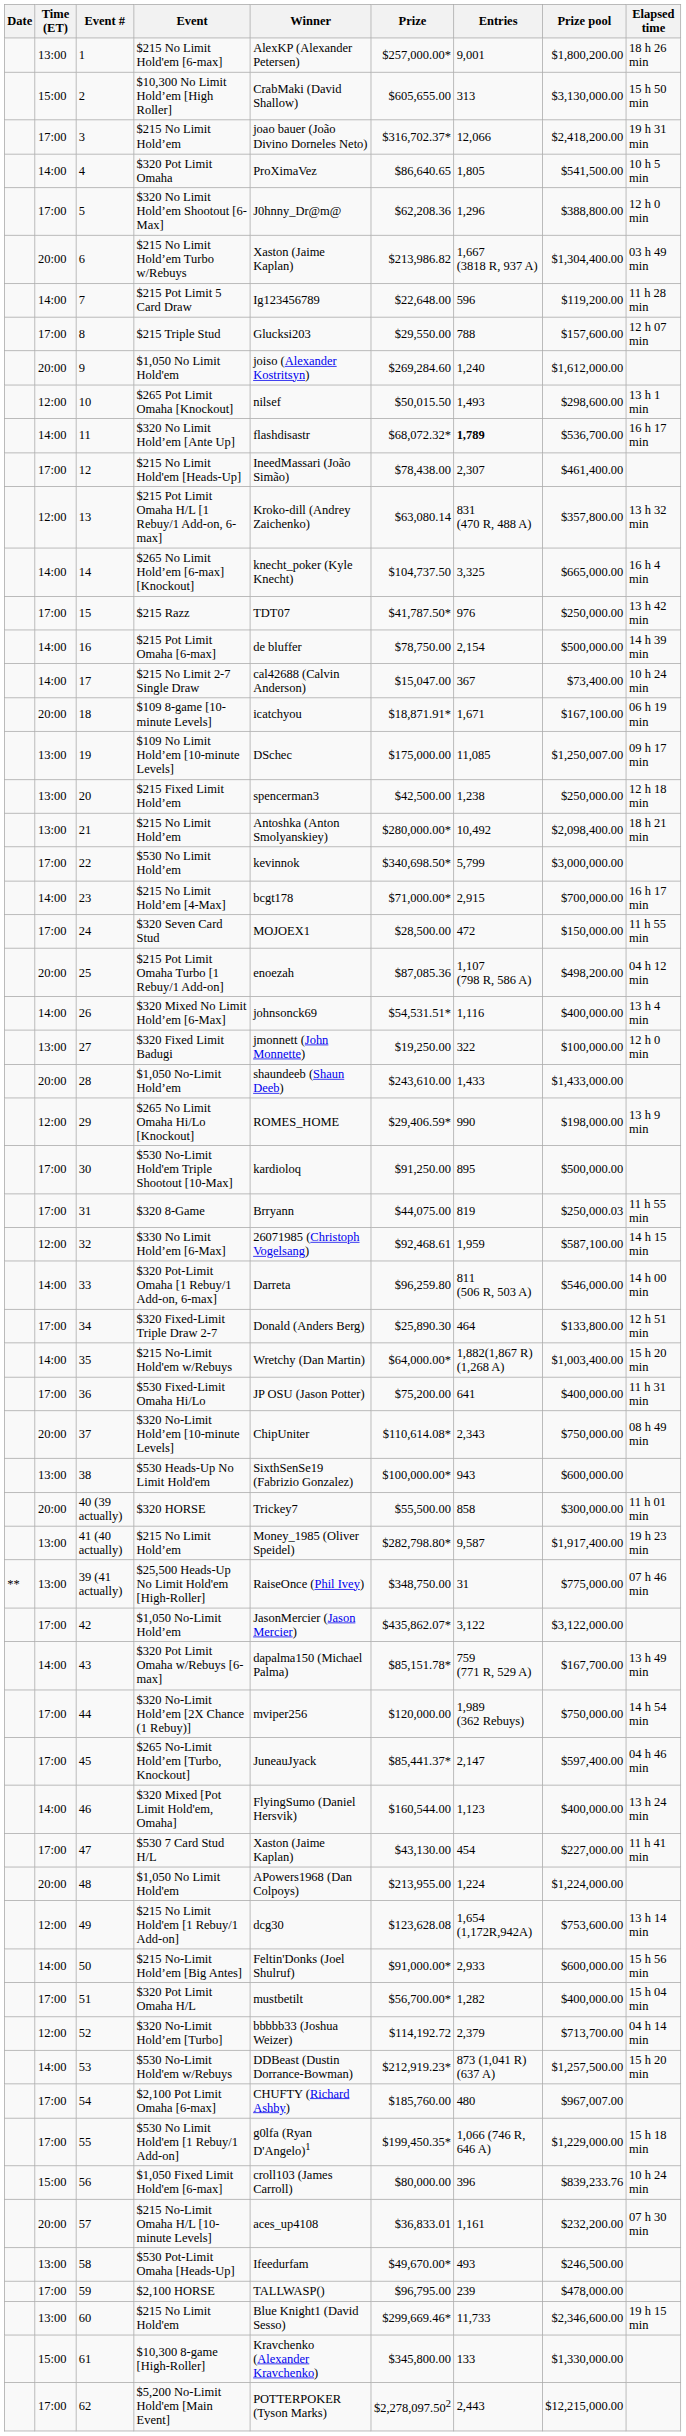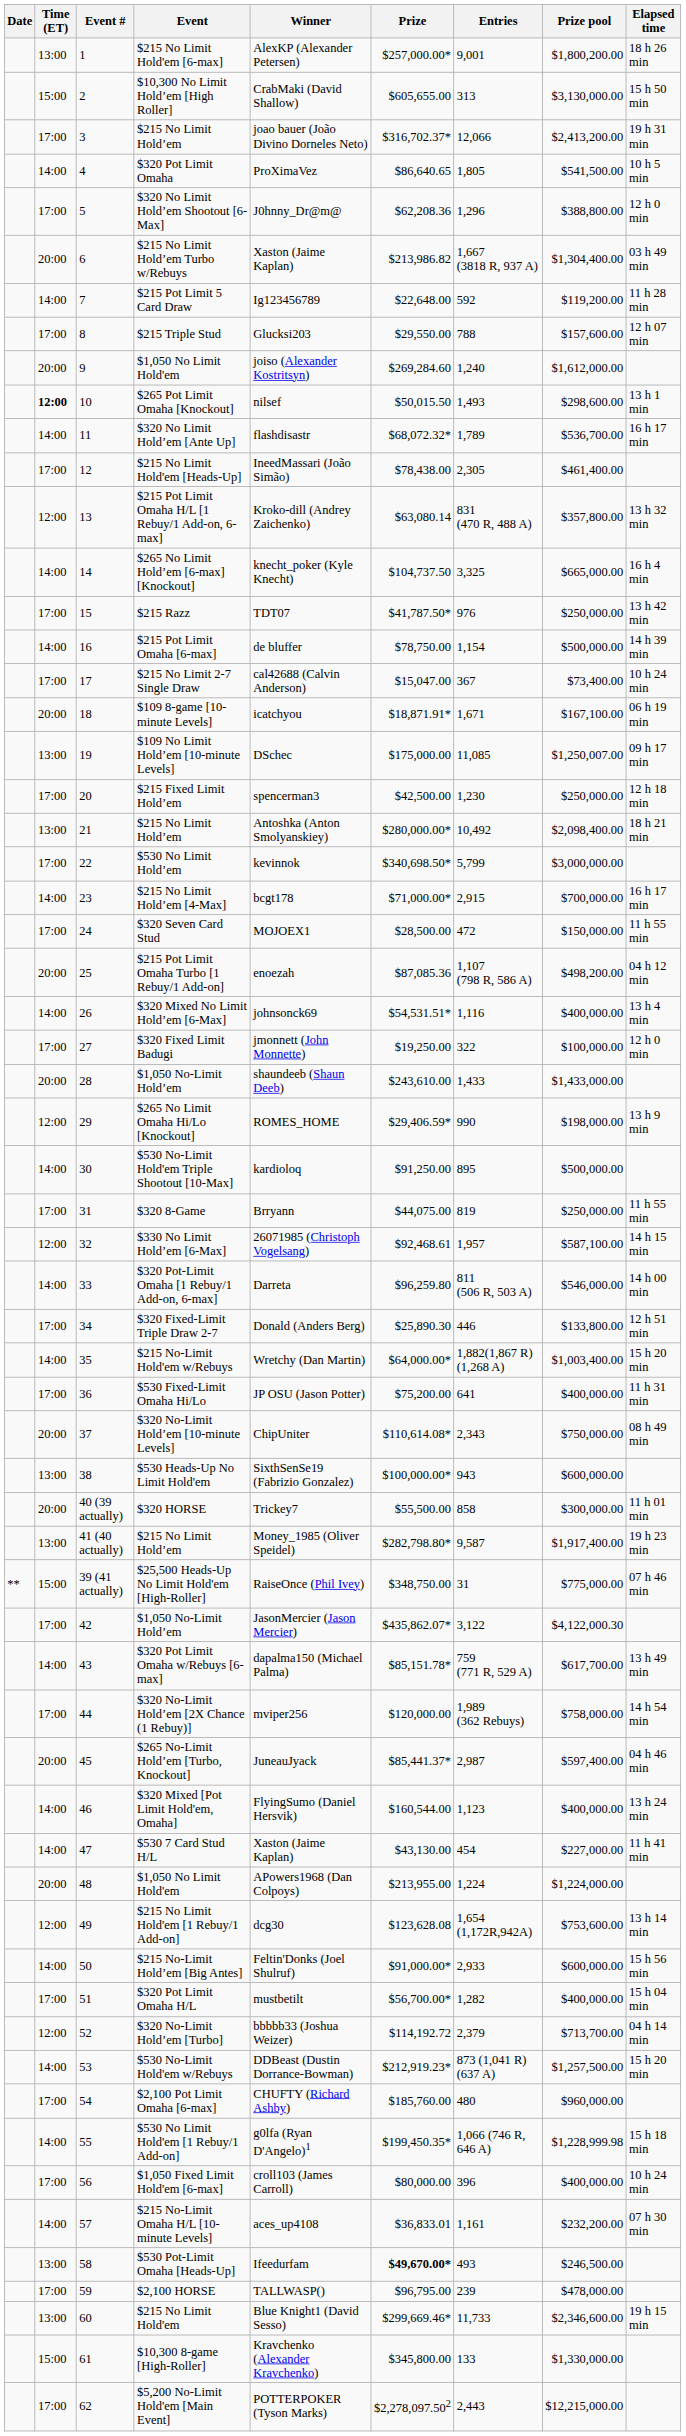(587, 136) $2,418,200.00 -> (587, 136) $2,413,200.00
(466, 300) 596 -> (466, 300) 592
(52, 401) normal -> (53, 401) bold
(471, 435) bold -> (471, 435) normal
(471, 469) 2,307 -> (471, 469) 2,305
(471, 646) 2,154 -> (471, 646) 1,154
(52, 680) 14:00 -> (52, 680) 17:00
(52, 796) 13:00 -> (52, 796) 17:00
(471, 796) 1,238 -> (471, 796) 1,230
(52, 1047) 13:00 -> (52, 1047) 17:00
(52, 1169) 17:00 -> (52, 1169) 14:00
(592, 1210) $250,000.03 -> (592, 1210) $250,000.00
(471, 1244) 1,959 -> (471, 1244) 1,957
(466, 1326) 464 -> (466, 1326) 446
(52, 1584) 13:00 -> (52, 1584) 15:00
(587, 1624) $3,122,000.00 -> (587, 1624) $4,122,000.30
(592, 1665) $167,700.00 -> (592, 1665) $617,700.00
(592, 1713) $750,000.00 -> (592, 1713) $758,000.00
(52, 1761) 17:00 -> (52, 1761) 20:00
(471, 1761) 2,147 -> (471, 1761) 2,987
(52, 1850) 17:00 -> (52, 1850) 14:00
(592, 2101) $967,007.00 -> (592, 2101) $960,000.00
(52, 2141) 17:00 -> (52, 2141) 14:00
(587, 2141) $1,229,000.00 -> (587, 2141) $1,228,999.98
(52, 2182) 15:00 -> (52, 2182) 17:00
(592, 2182) $839,233.76 -> (592, 2182) $400,000.00
(52, 2223) 20:00 -> (52, 2223) 14:00
(420, 2264) normal -> (420, 2264) bold
